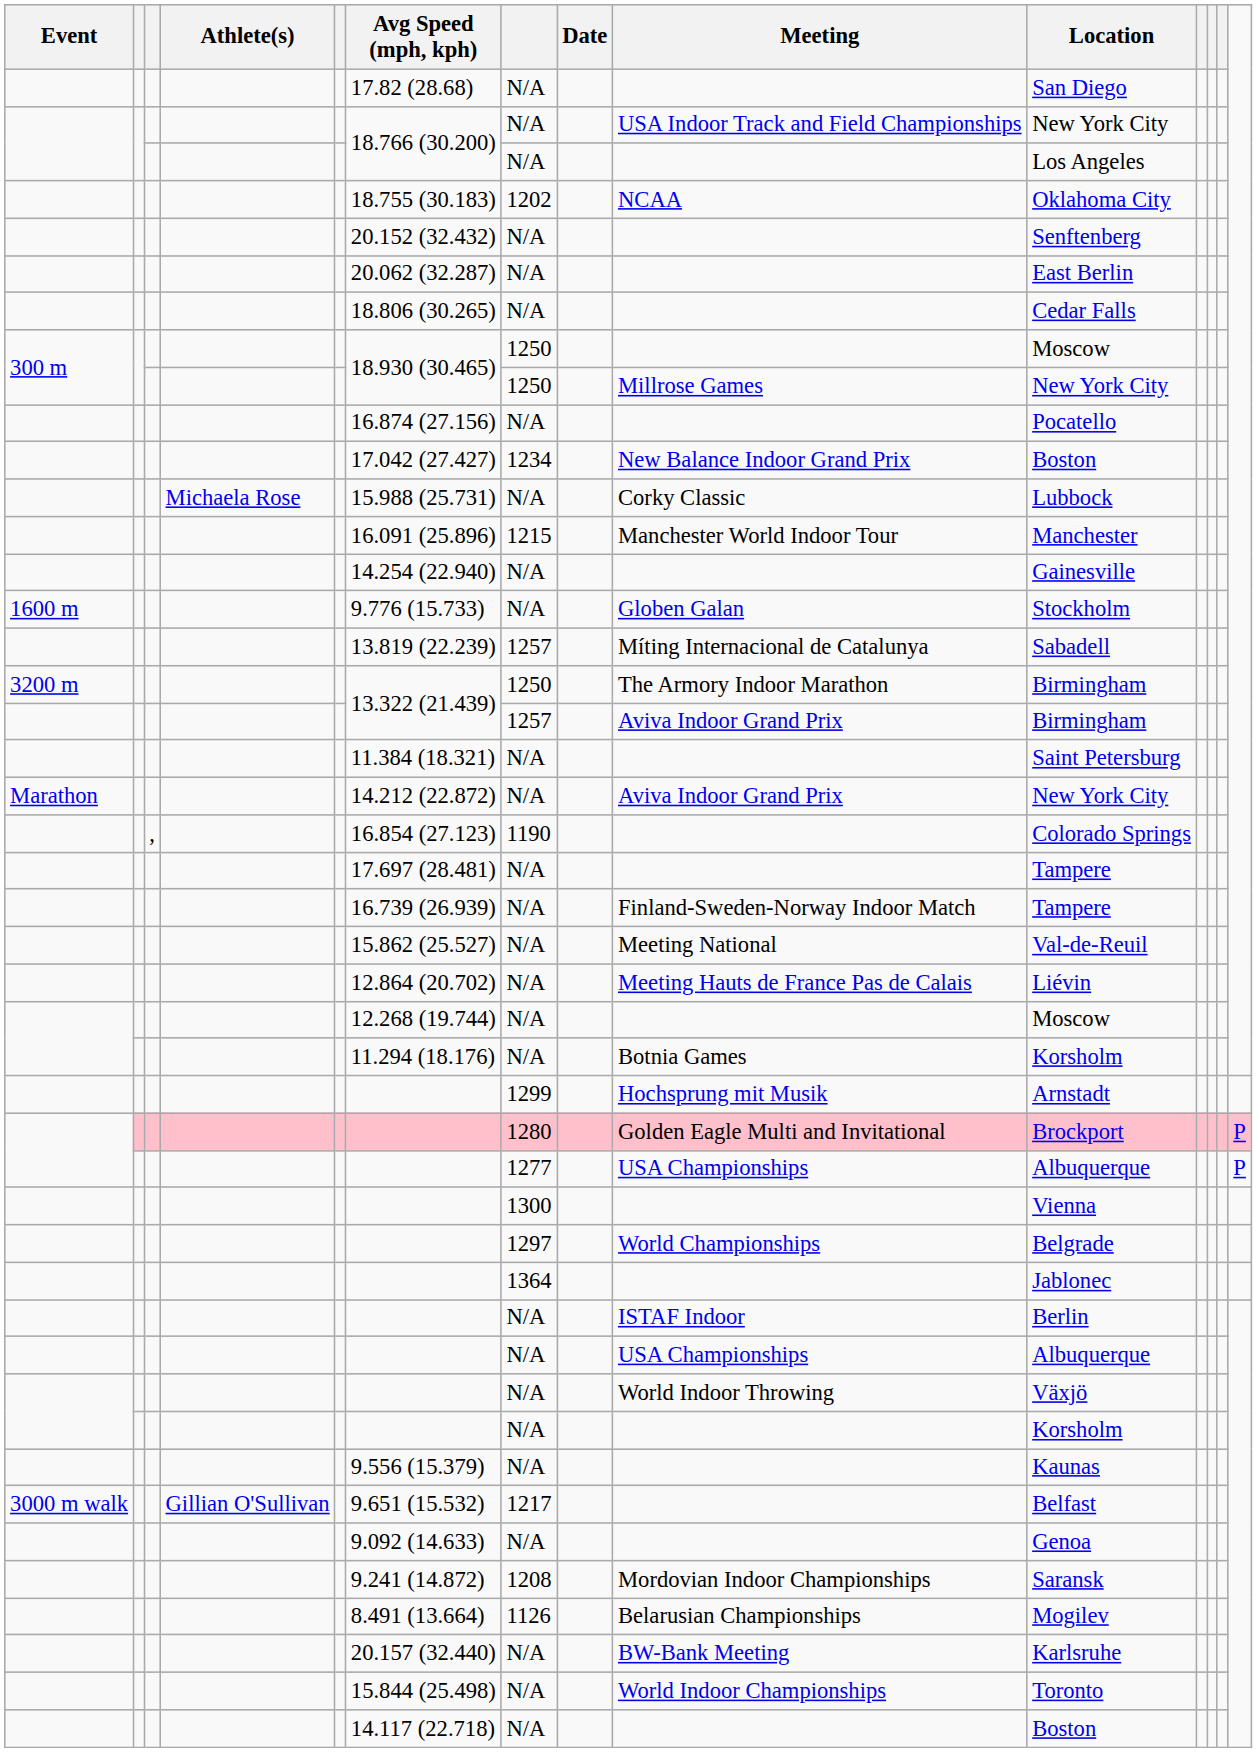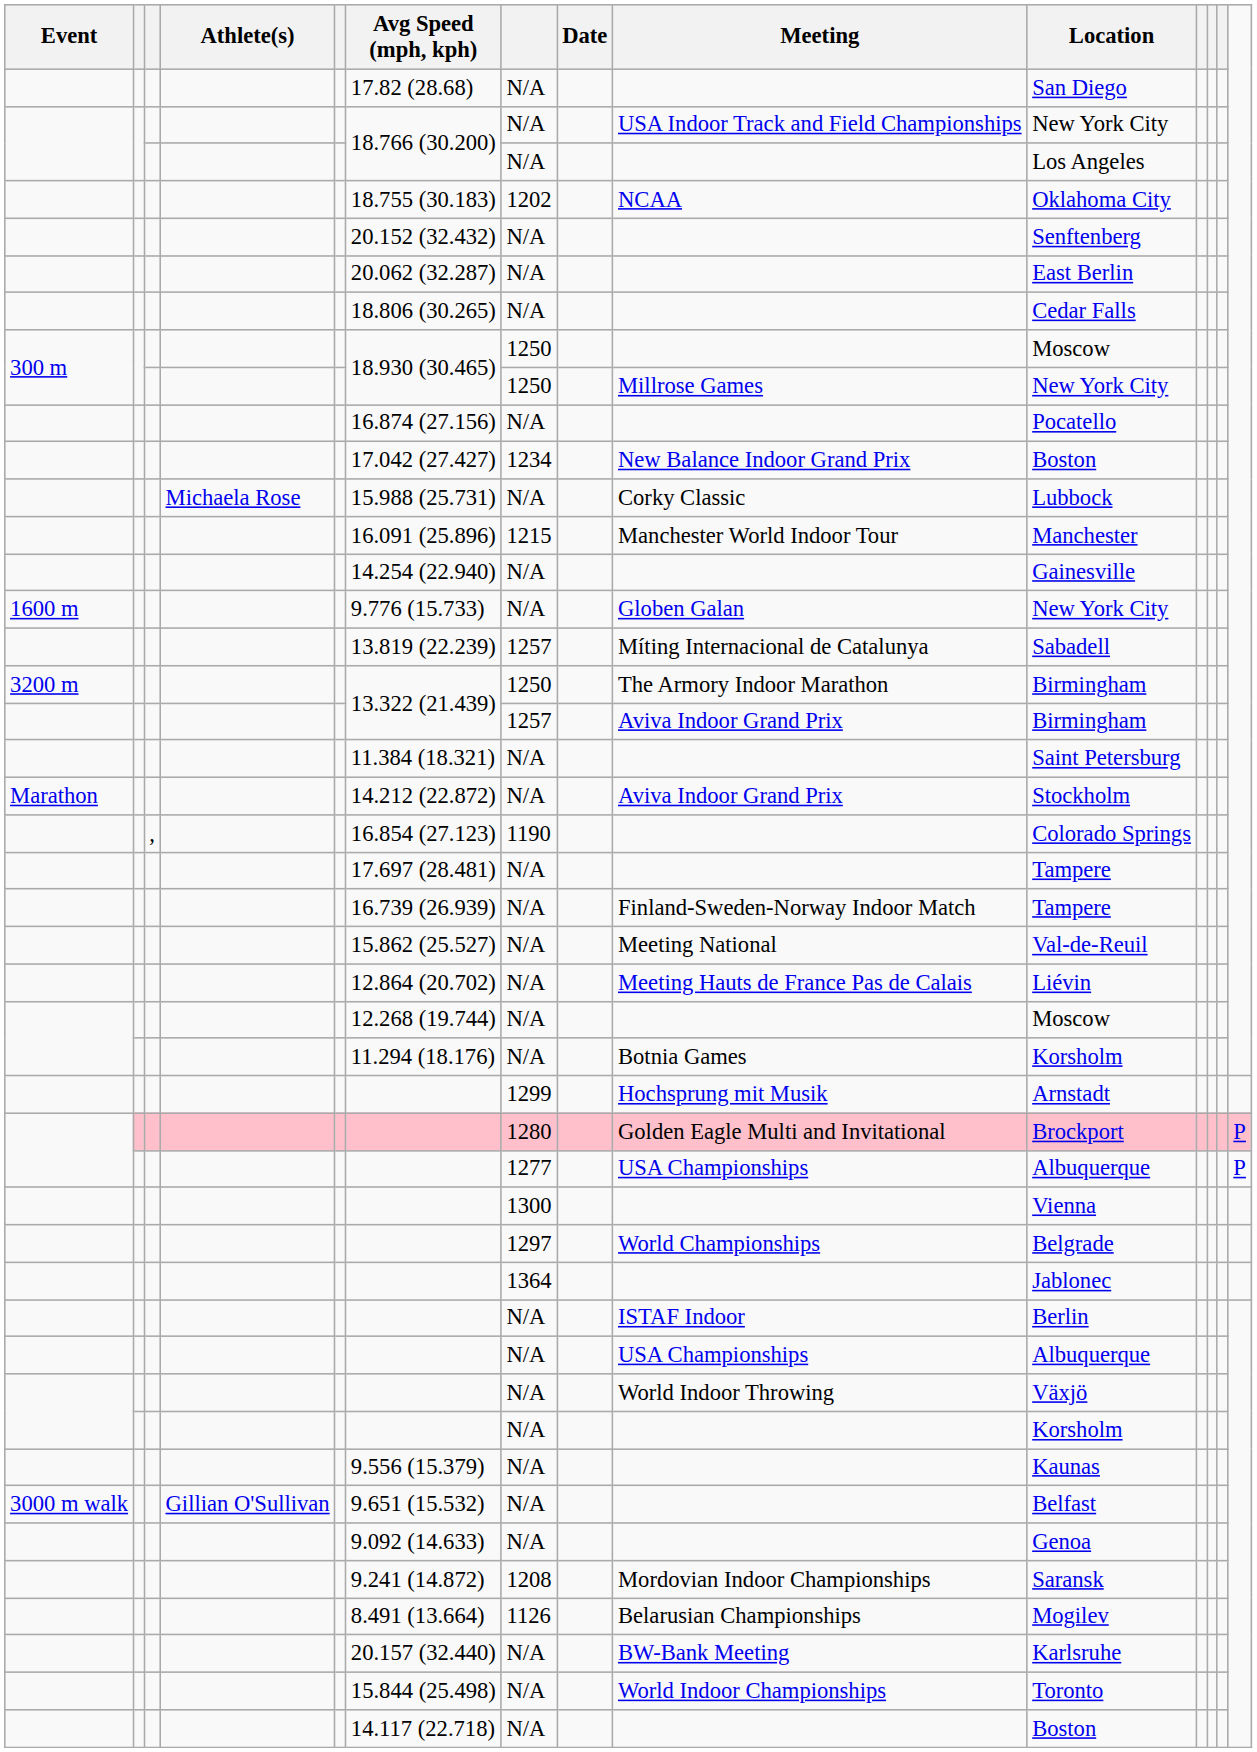(1081, 609) Stockholm -> (1100, 609) New York City
(1100, 795) New York City -> (1081, 795) Stockholm
(529, 1504) 1217 -> (526, 1504) N/A
